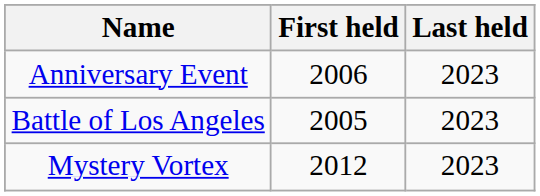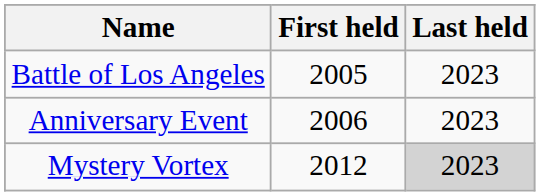rows swapped: (138, 73) <-> (138, 119)
(470, 166) no background -> (470, 166) lightgrey background
